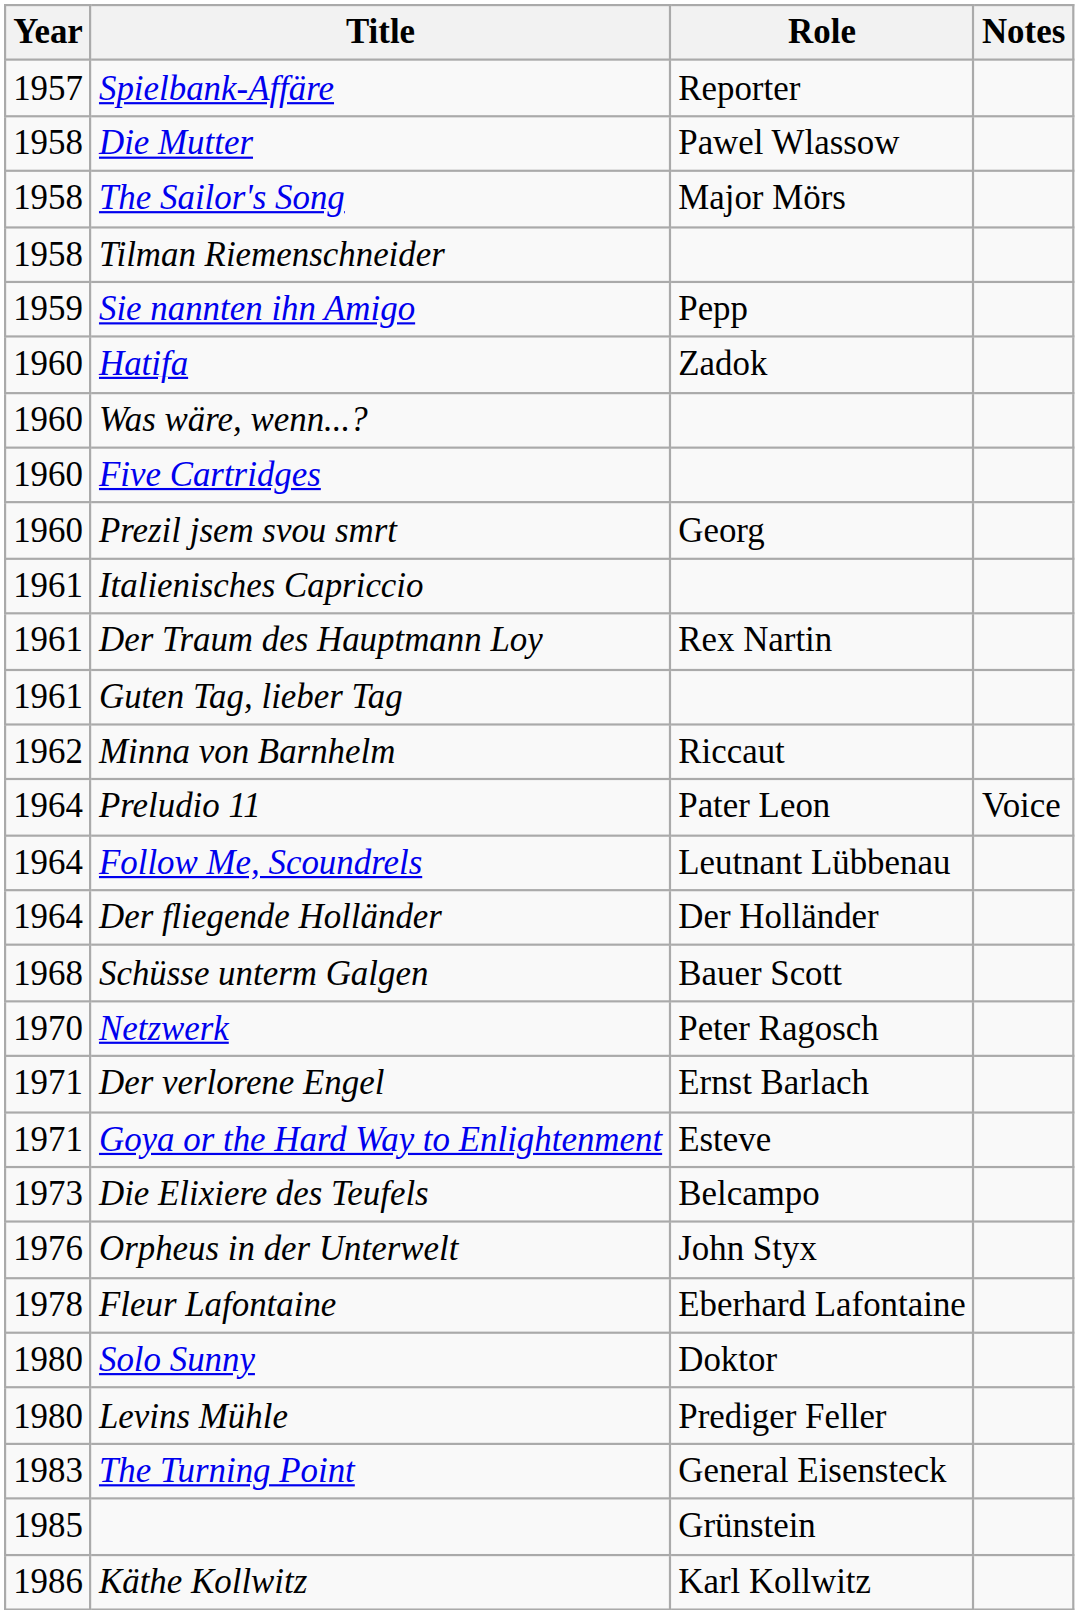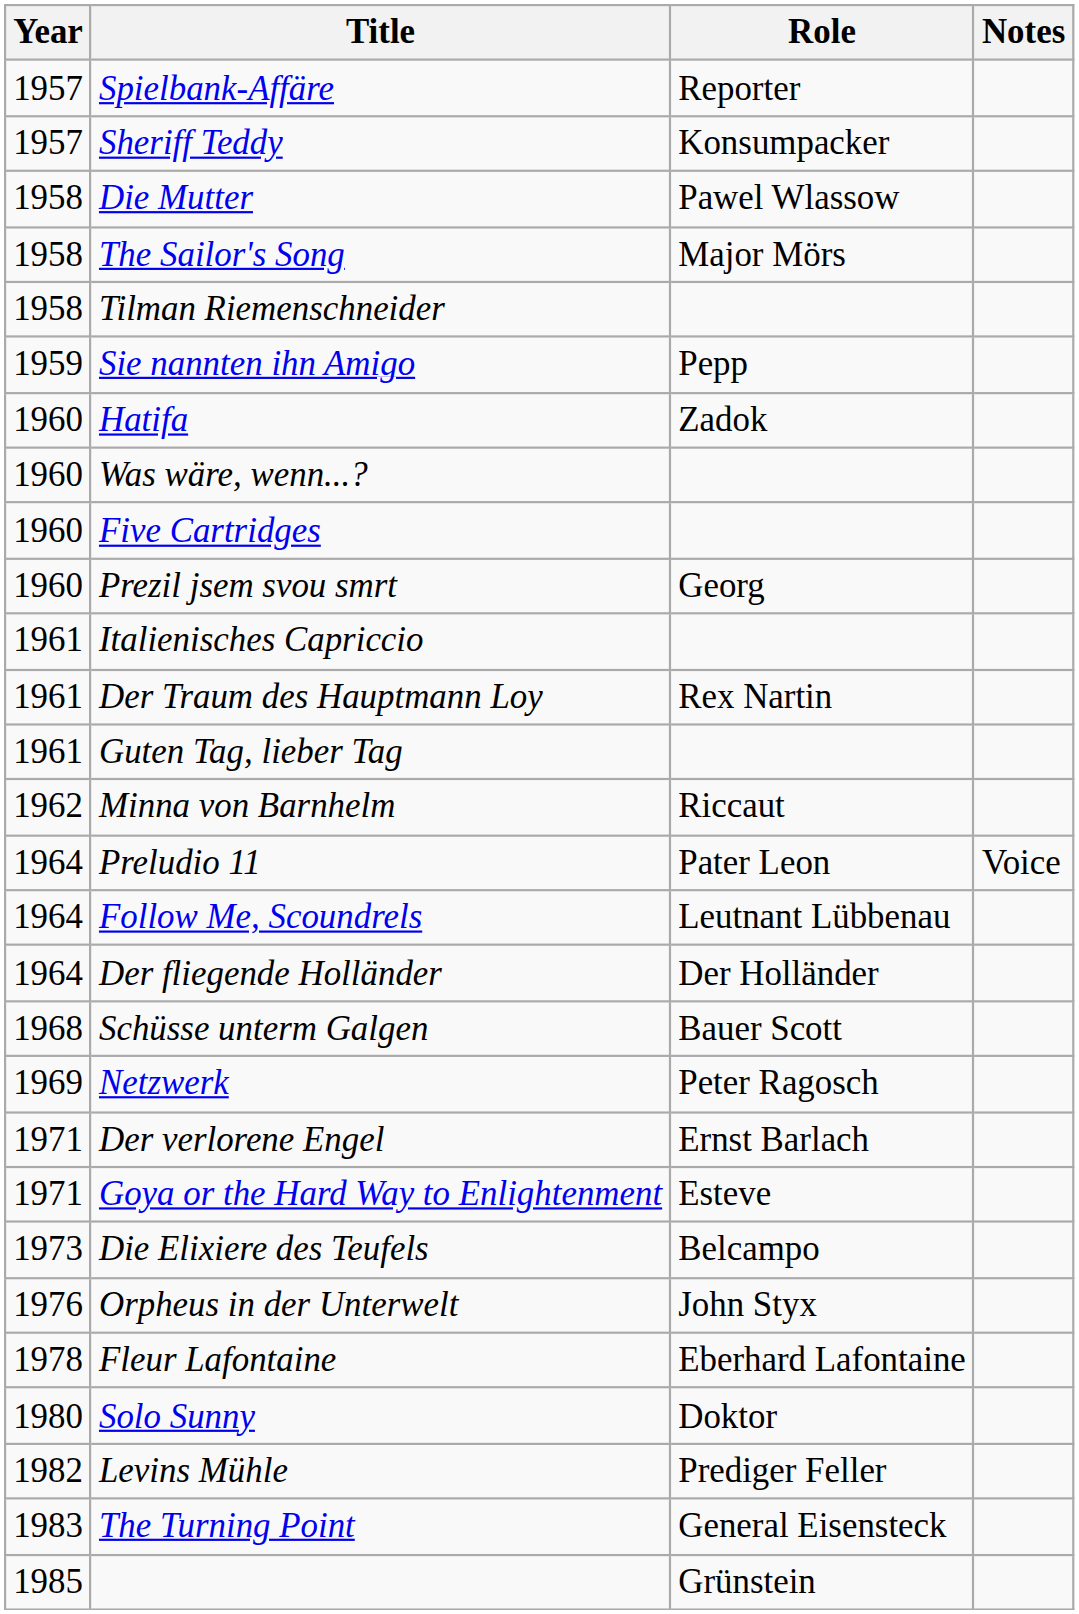+ row: (191, 142)
(48, 1027) 1970 -> (48, 1083) 1969
(48, 1415) 1980 -> (48, 1470) 1982
- row: (203, 1581)
